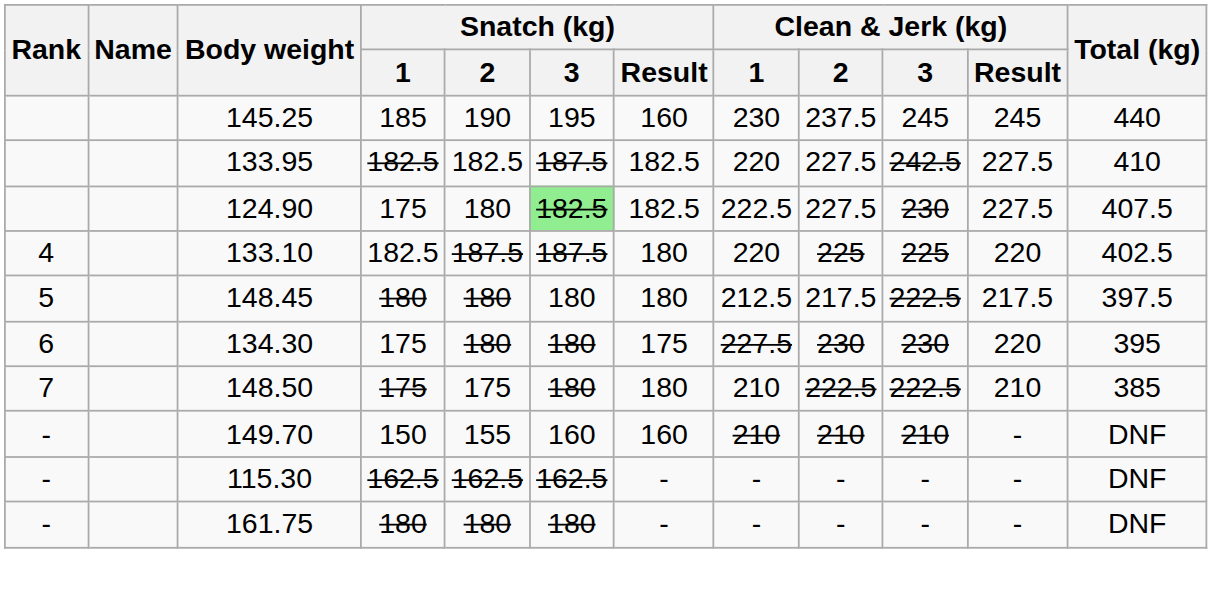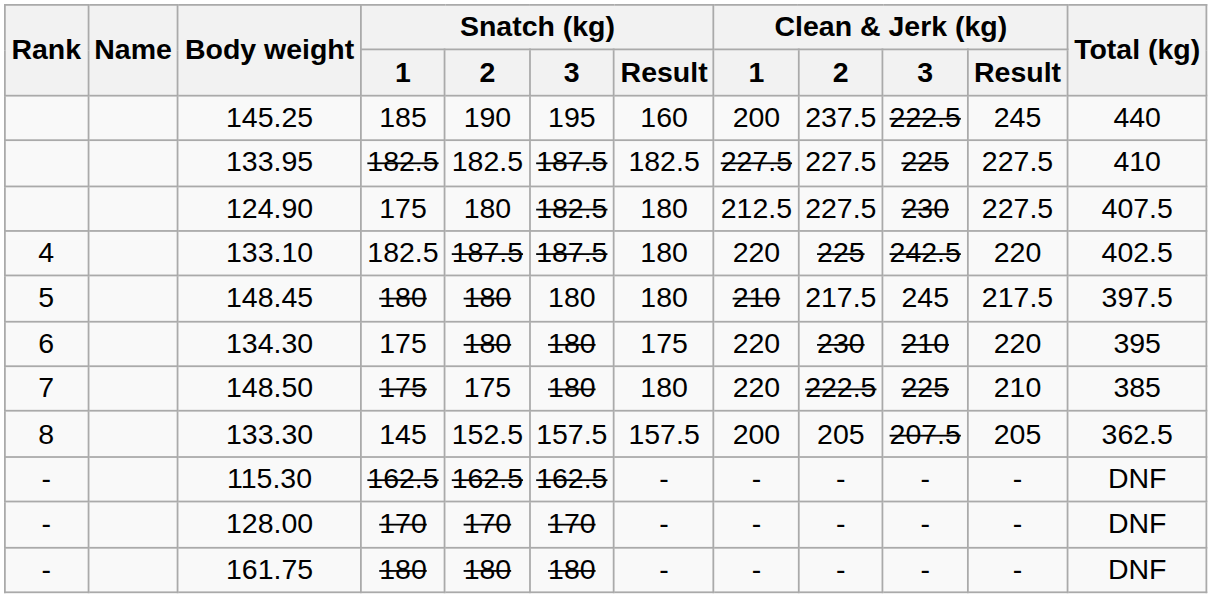(756, 117) 230 -> (756, 117) 200
(925, 117) 245 -> (925, 117) 222.5
(756, 162) 220 -> (756, 162) 227.5
(925, 162) 242.5 -> (925, 162) 225
(572, 207) lightgreen background -> (572, 207) no background
(664, 207) 182.5 -> (664, 207) 180
(756, 207) 222.5 -> (756, 207) 212.5
(925, 252) 225 -> (925, 252) 242.5
(756, 298) 212.5 -> (756, 298) 210
(925, 298) 222.5 -> (925, 298) 245
(756, 343) 227.5 -> (756, 343) 220
(925, 343) 230 -> (925, 343) 210
(756, 388) 210 -> (756, 388) 220
(925, 388) 222.5 -> (925, 388) 225
+ row: (270, 433)
- row: (270, 433)
+ row: (270, 523)
